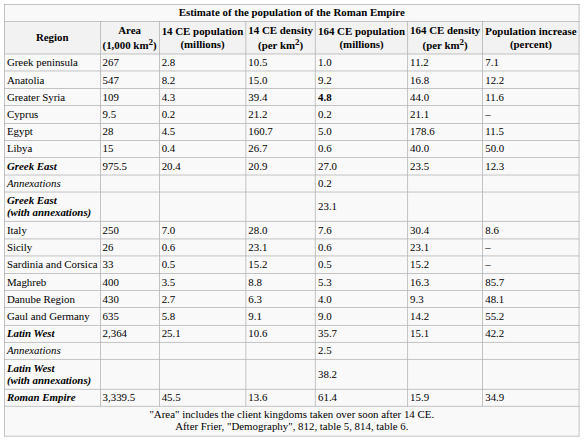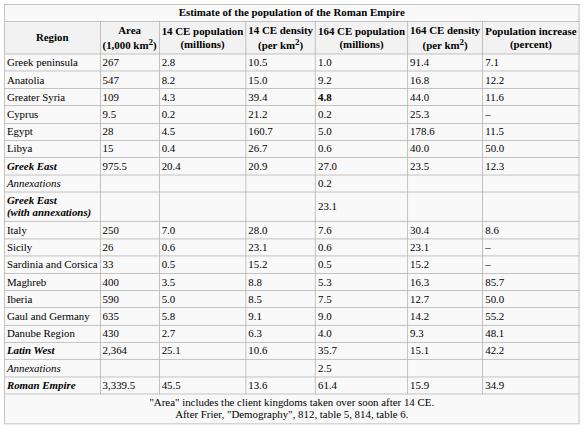(419, 62) 11.2 -> (420, 62) 91.4
(420, 114) 21.1 -> (420, 114) 25.3
+ row: (20, 299)
rows swapped: (48, 316) <-> (41, 299)
- row: (49, 374)
